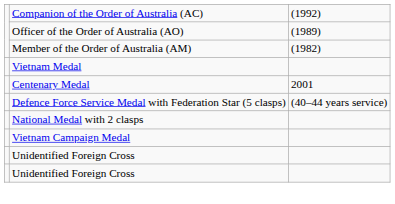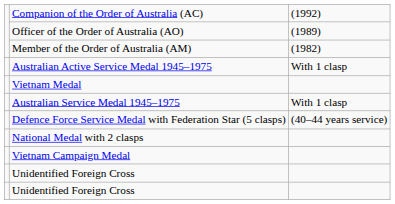+ row: (112, 66)
+ row: (96, 102)
- row: (51, 84)
